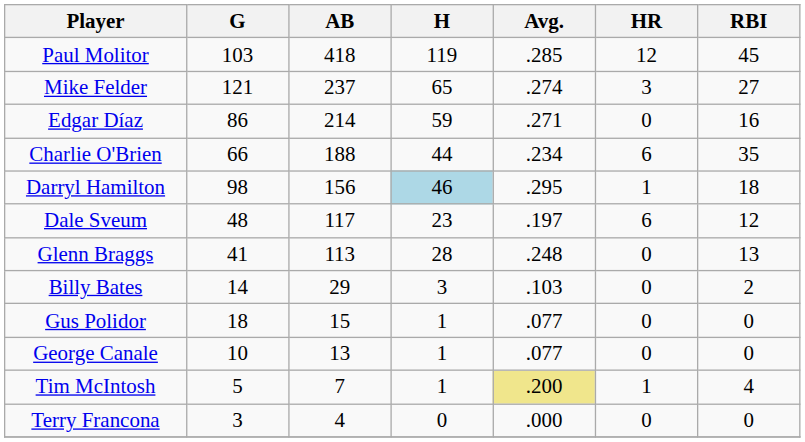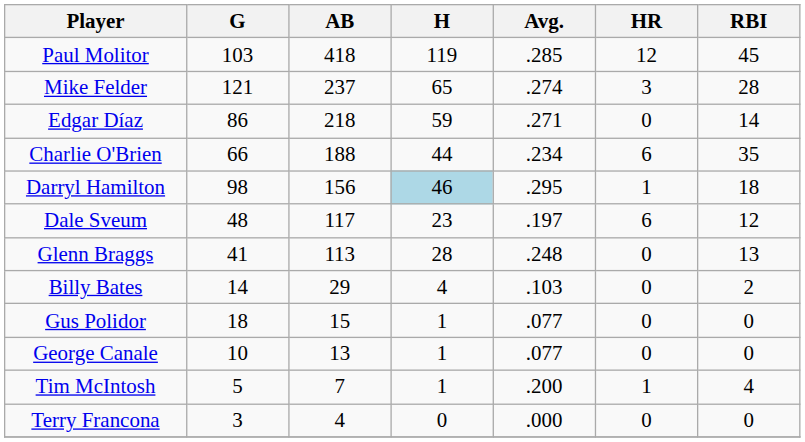(749, 87) 27 -> (749, 87) 28
(340, 120) 214 -> (340, 120) 218
(749, 120) 16 -> (749, 120) 14
(442, 287) 3 -> (442, 287) 4
(544, 386) khaki background -> (544, 386) no background
